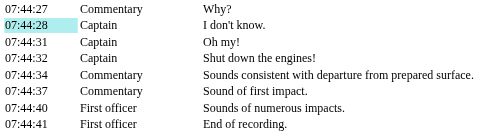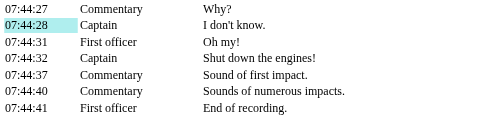(99, 42) Captain -> (108, 42) First officer
- row: (338, 75)
(108, 108) First officer -> (111, 91) Commentary
